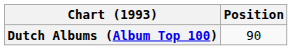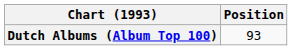(254, 35) 90 -> (254, 35) 93
